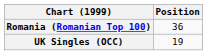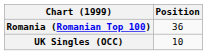(178, 42) 19 -> (178, 42) 10
